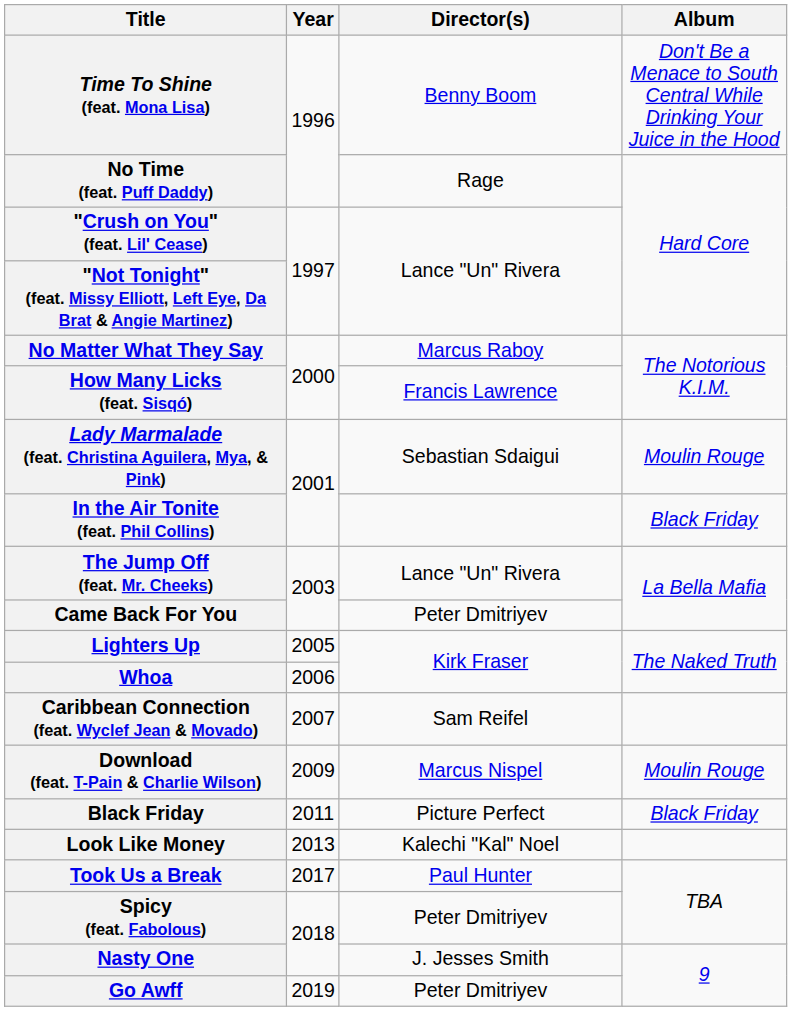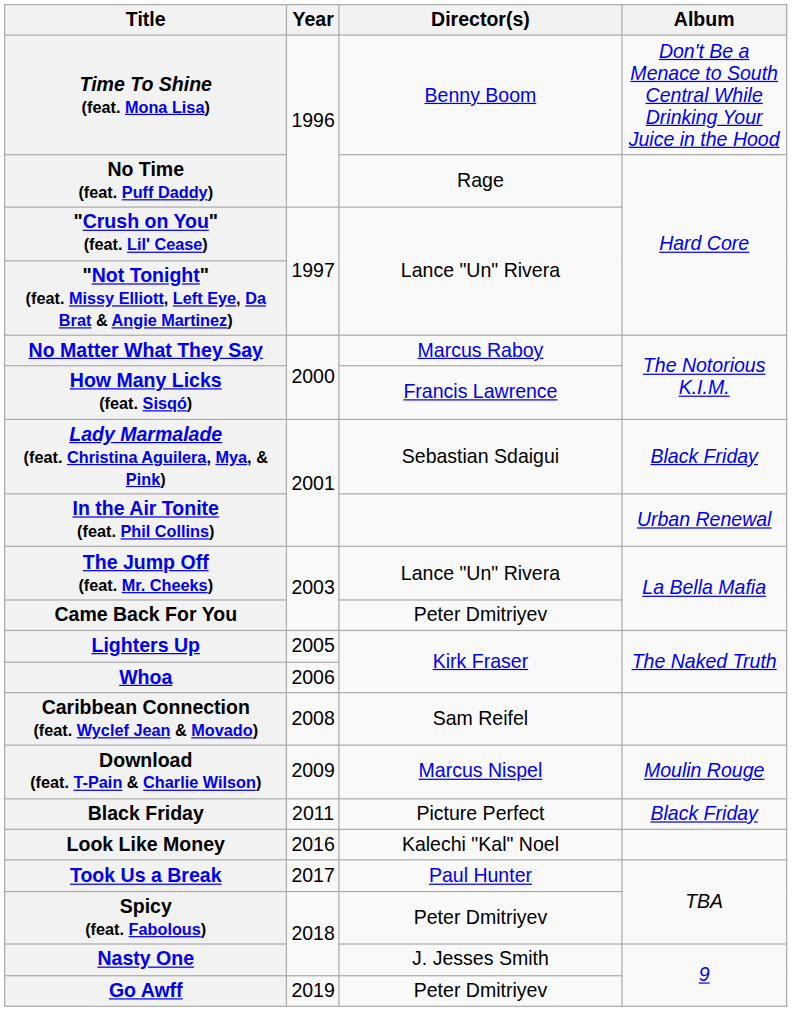(704, 456) Moulin Rouge -> (704, 456) Black Friday
(704, 520) Black Friday -> (704, 520) Urban Renewal
(313, 718) 2007 -> (313, 718) 2008
(313, 844) 2013 -> (313, 844) 2016
